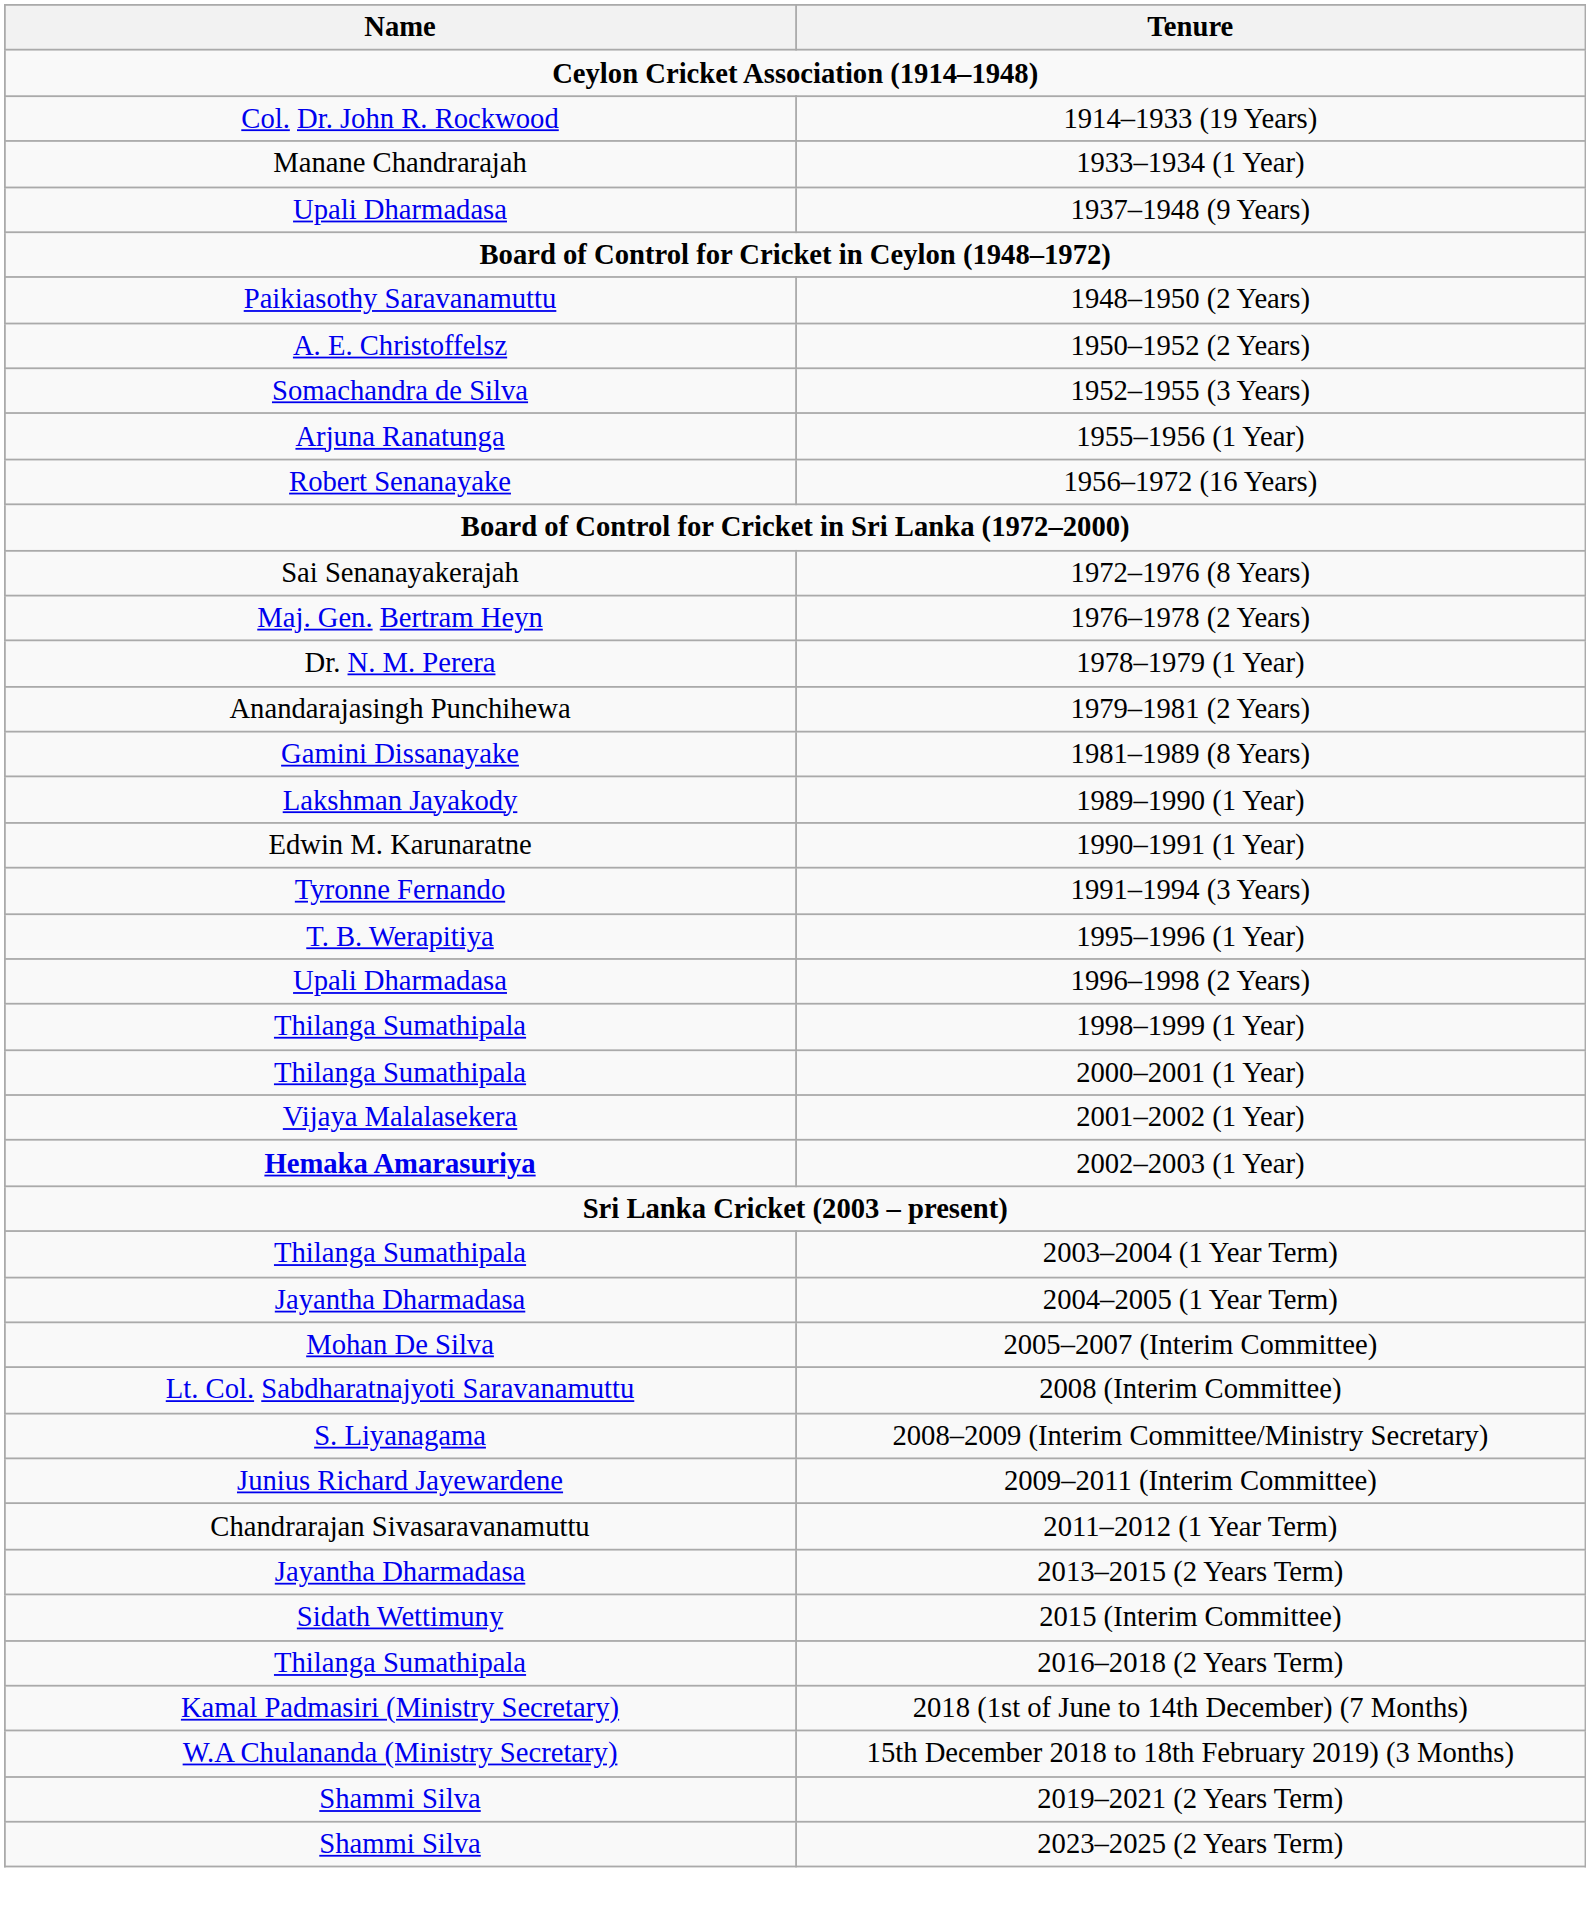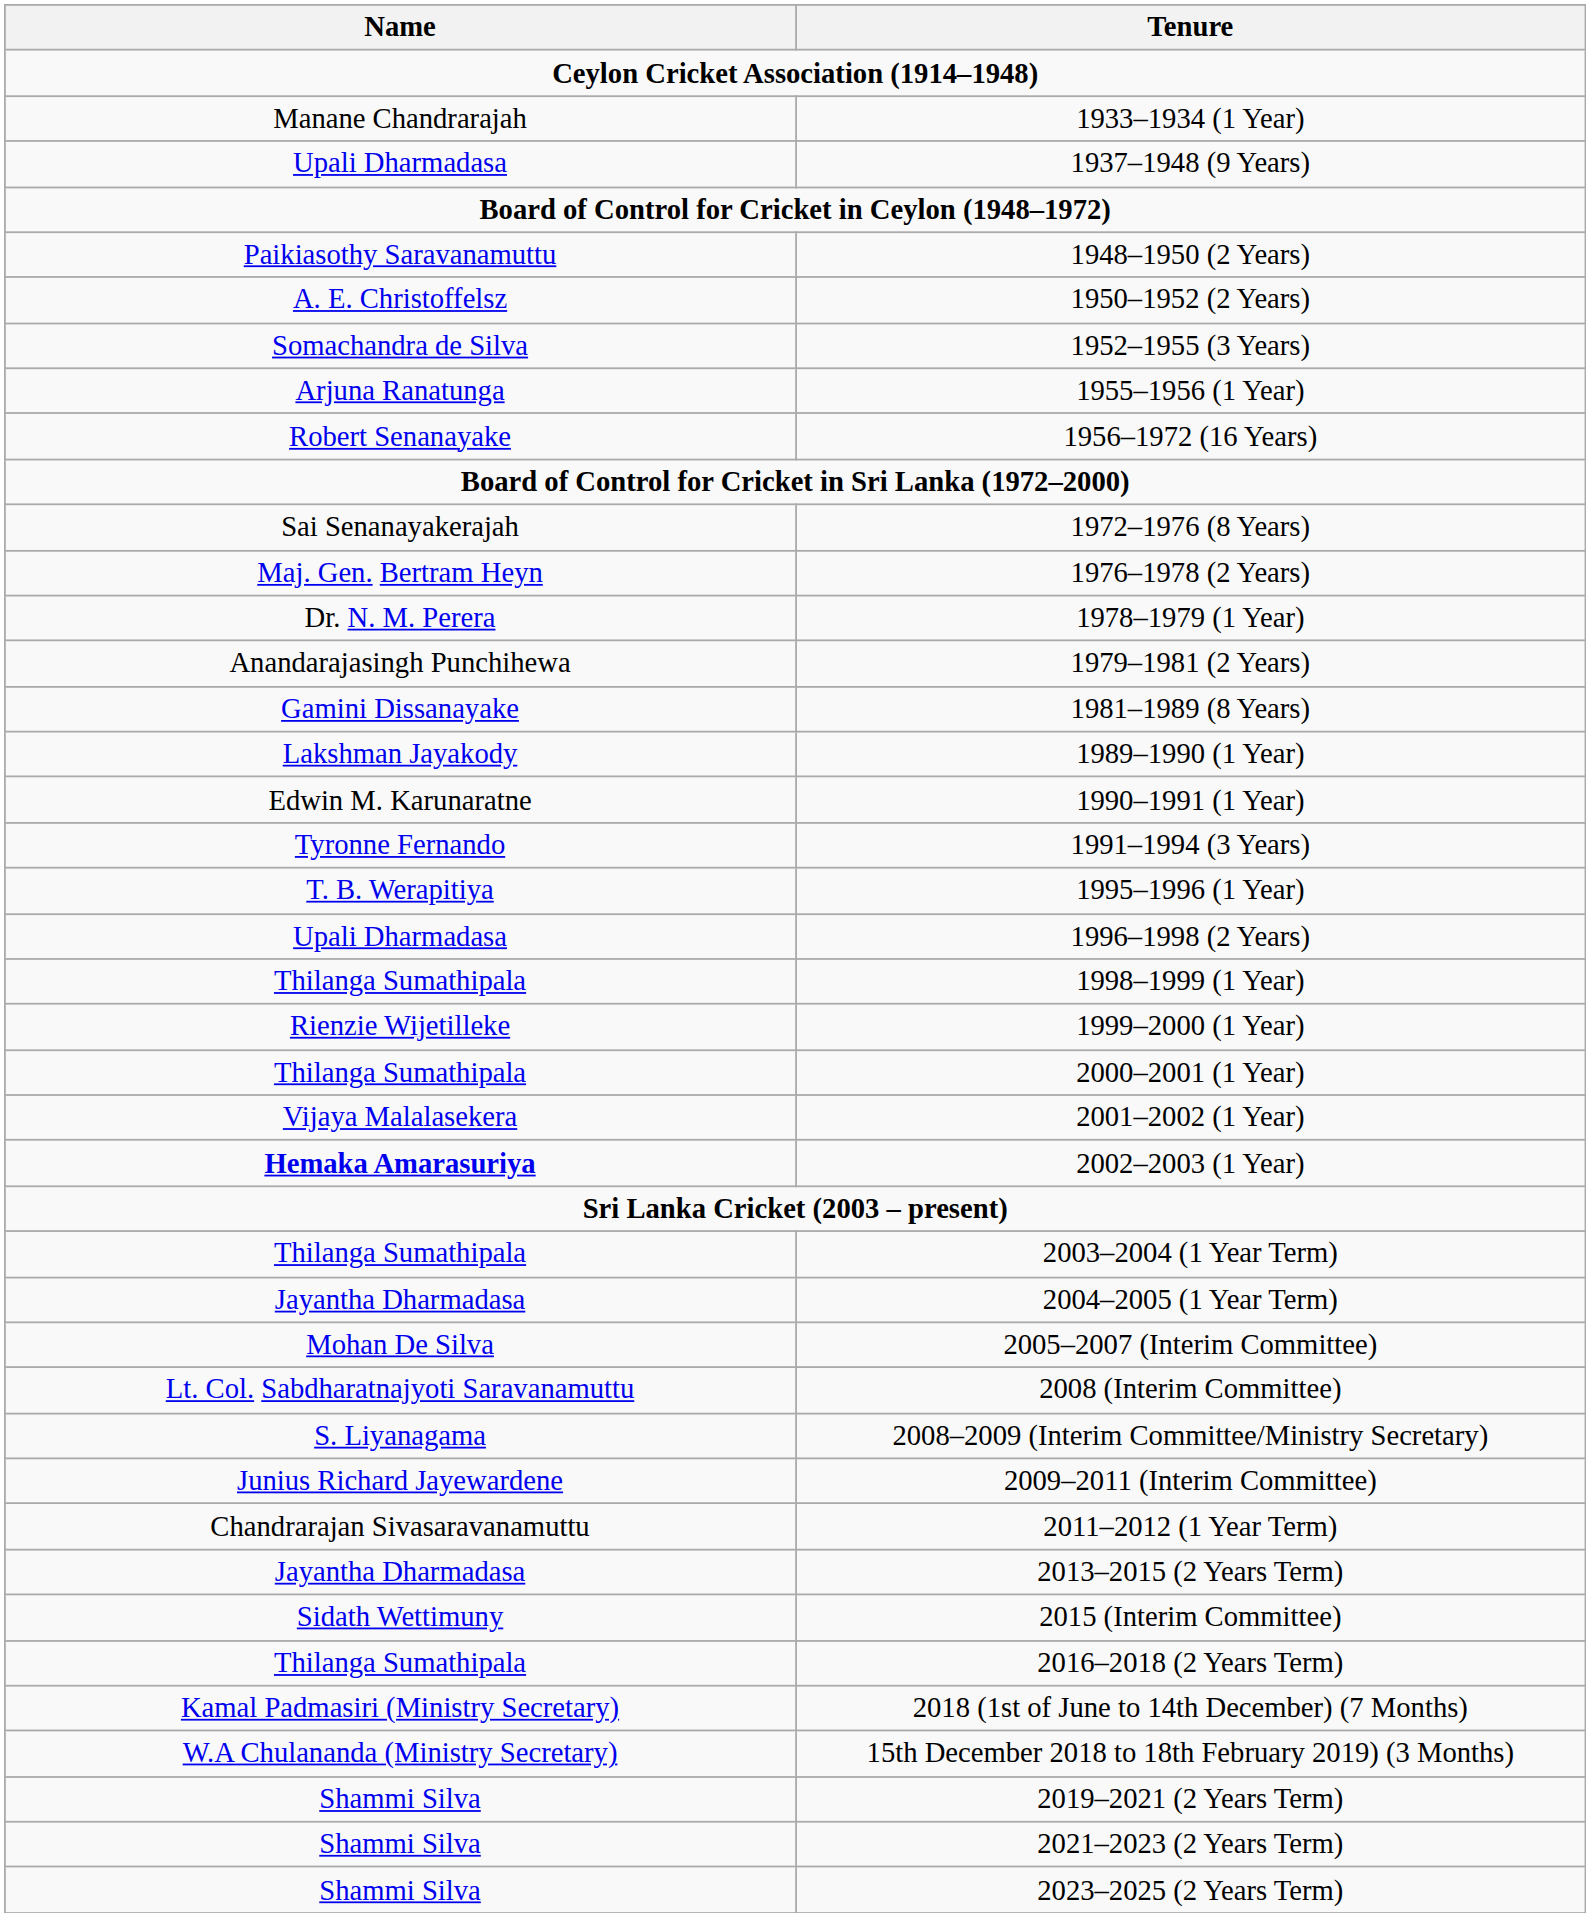- row: (1190, 118)
+ row: (1190, 1026)
+ row: (1190, 1844)
